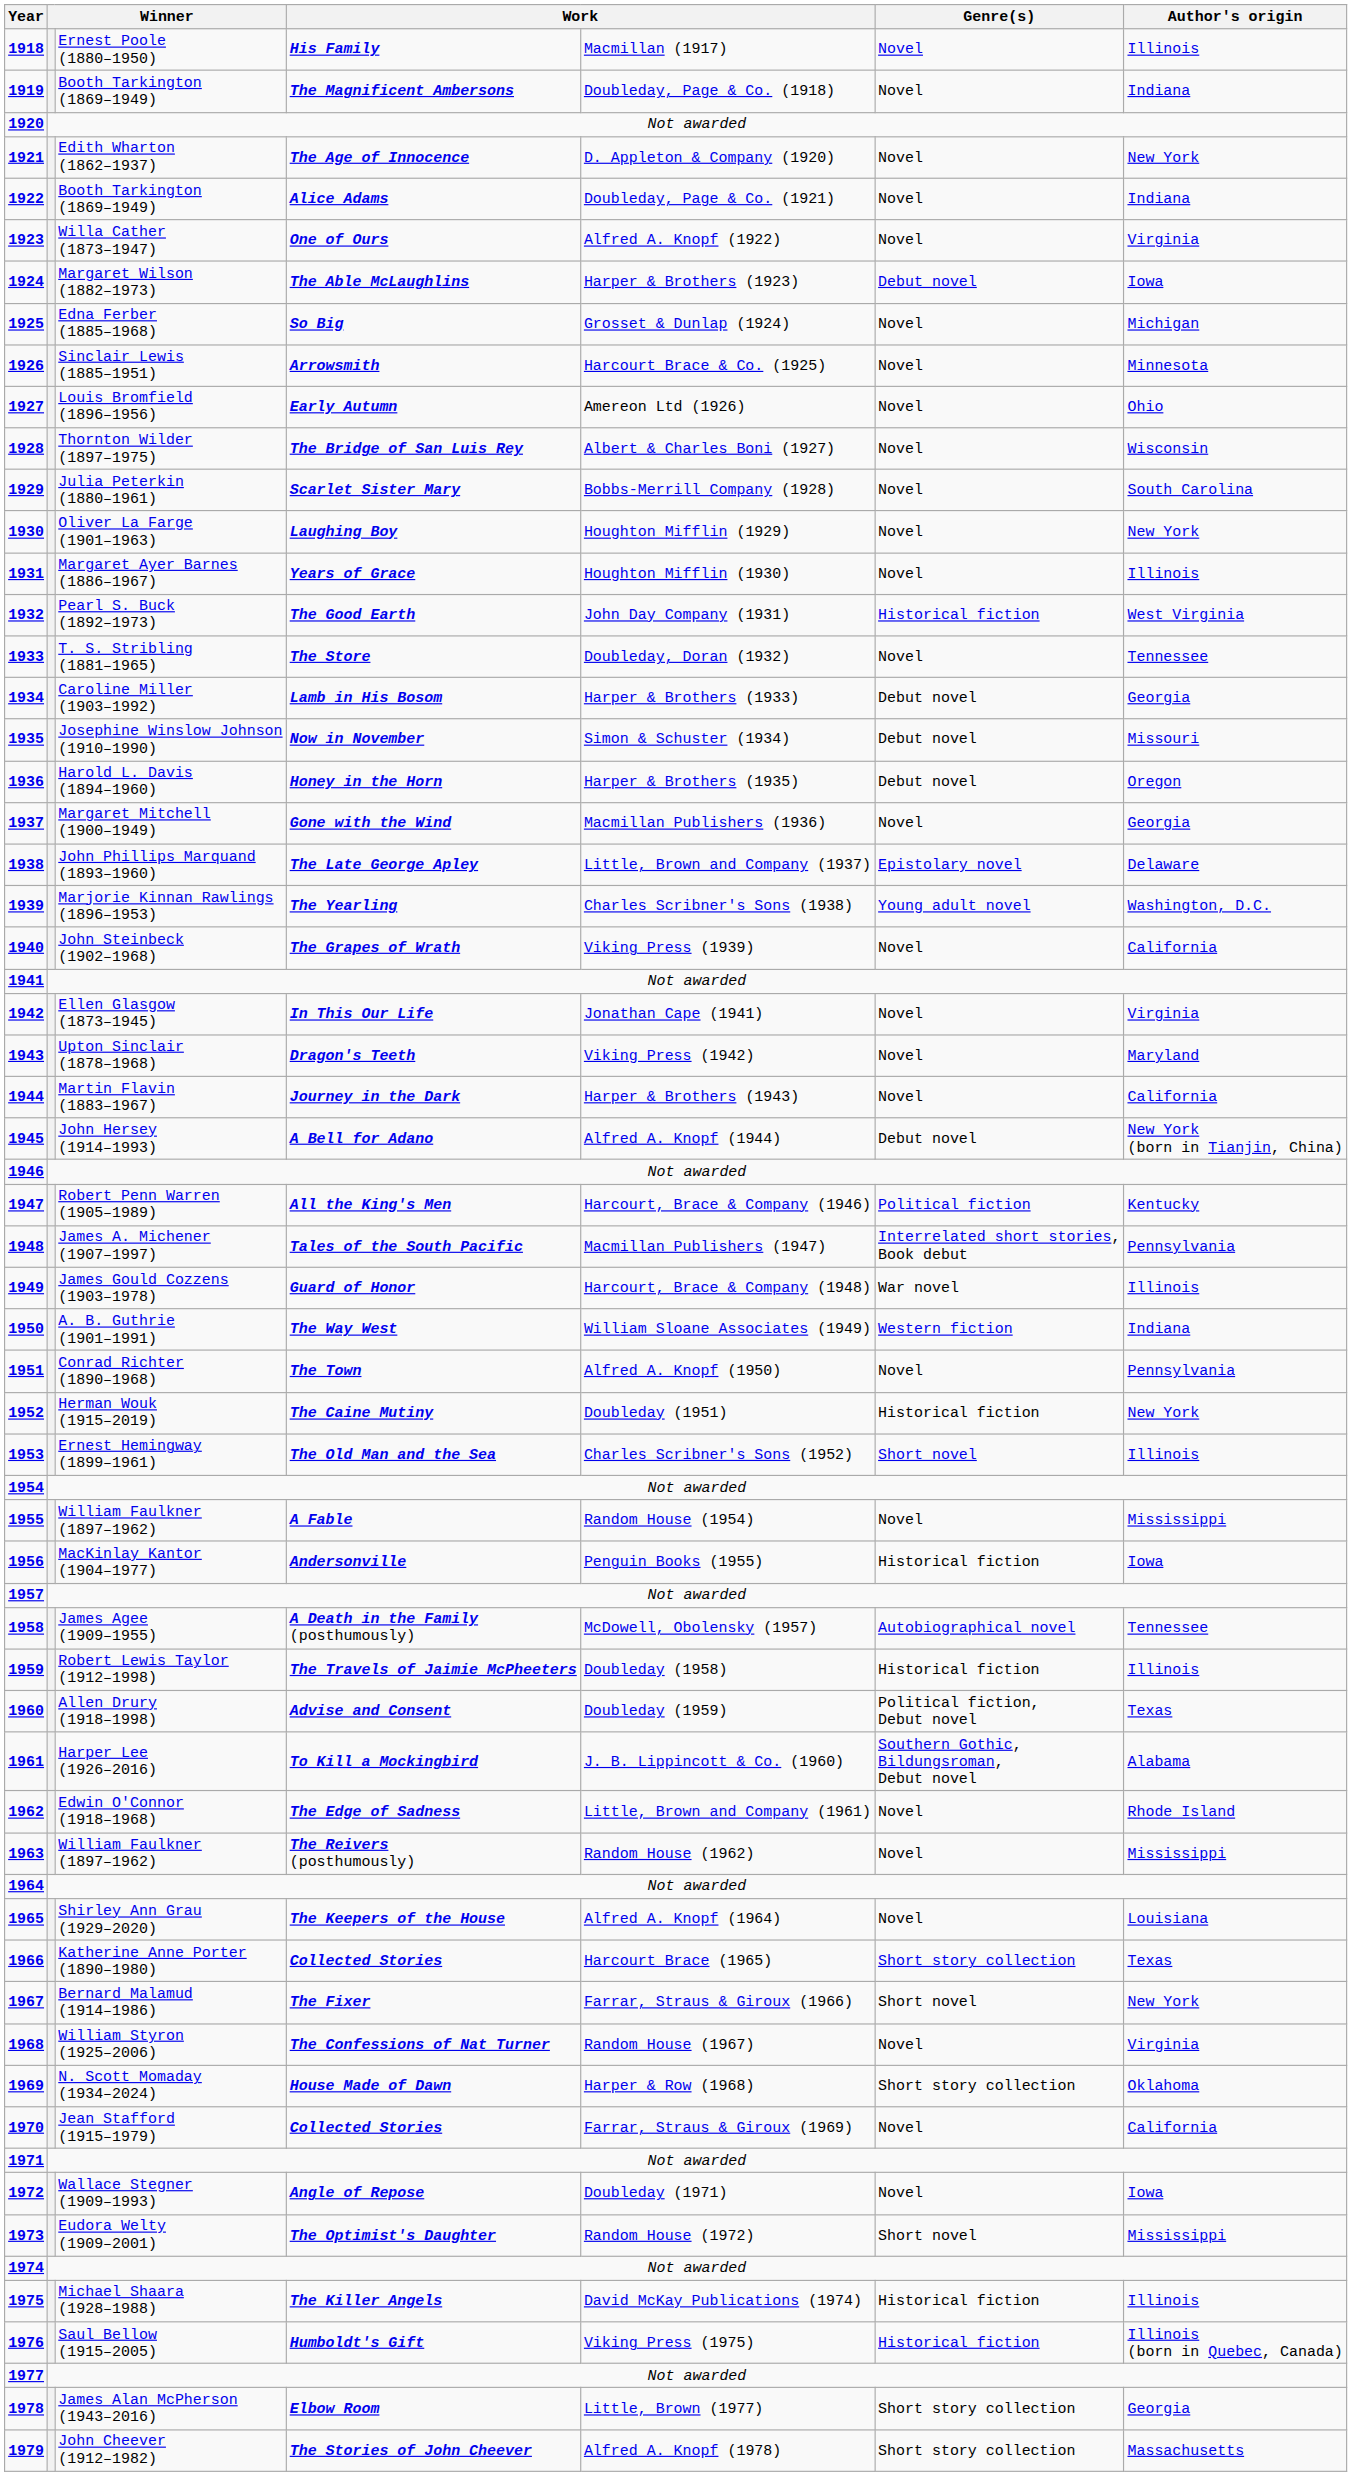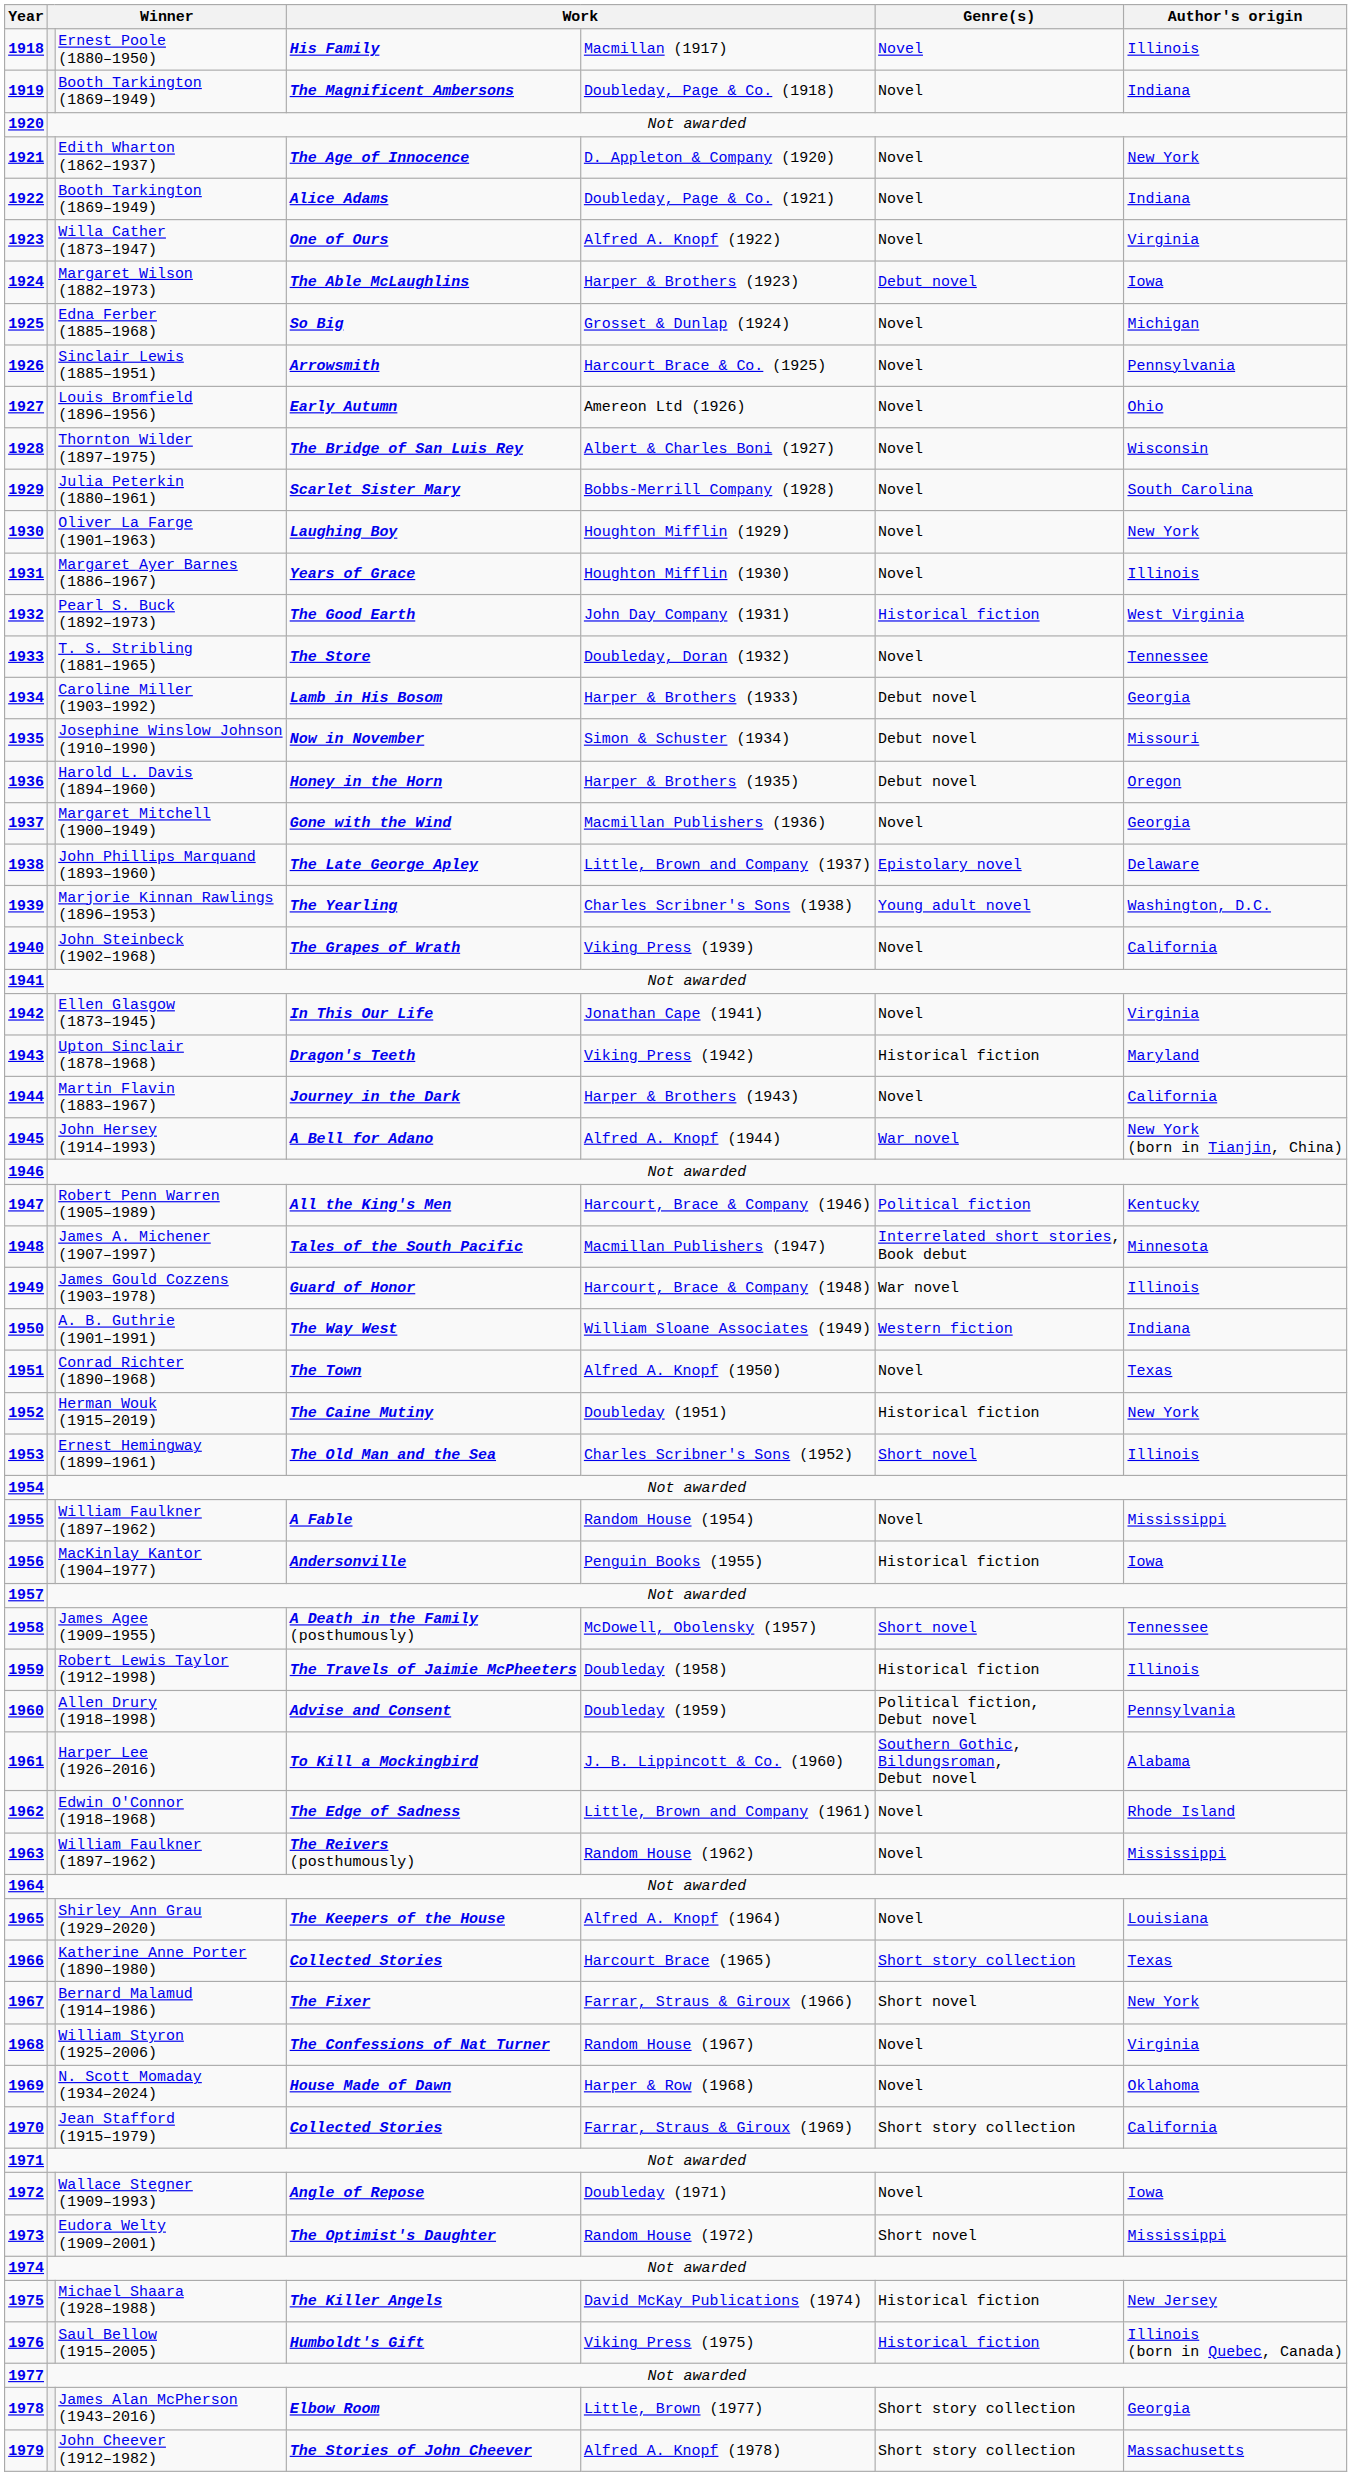(1168, 365) Minnesota -> (1181, 365) Pennsylvania
(901, 1056) Novel -> (959, 1056) Historical fiction
(927, 1139) Debut novel -> (918, 1139) War novel
(1181, 1246) Pennsylvania -> (1168, 1246) Minnesota
(1181, 1371) Pennsylvania -> (1150, 1371) Texas
(977, 1628) Autobiographical novel -> (927, 1628) Short novel
(1150, 1711) Texas -> (1181, 1711) Pennsylvania
(977, 2086) Short story collection -> (901, 2086) Novel
(901, 2128) Novel -> (977, 2128) Short story collection
(1163, 2301) Illinois -> (1172, 2301) New Jersey
